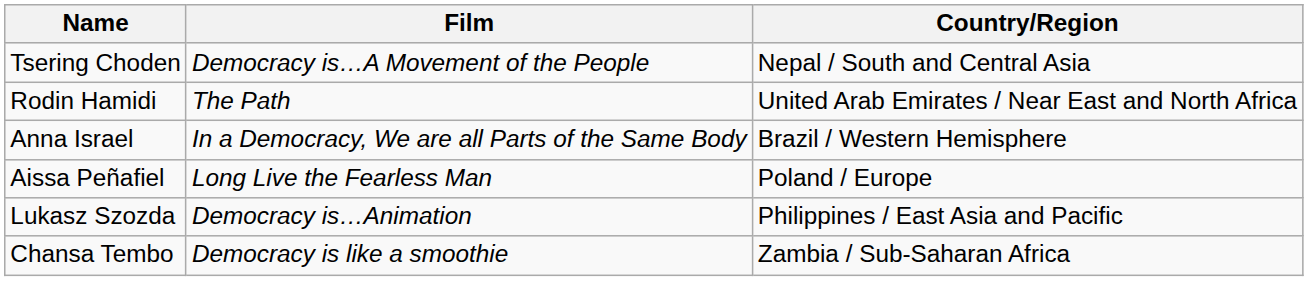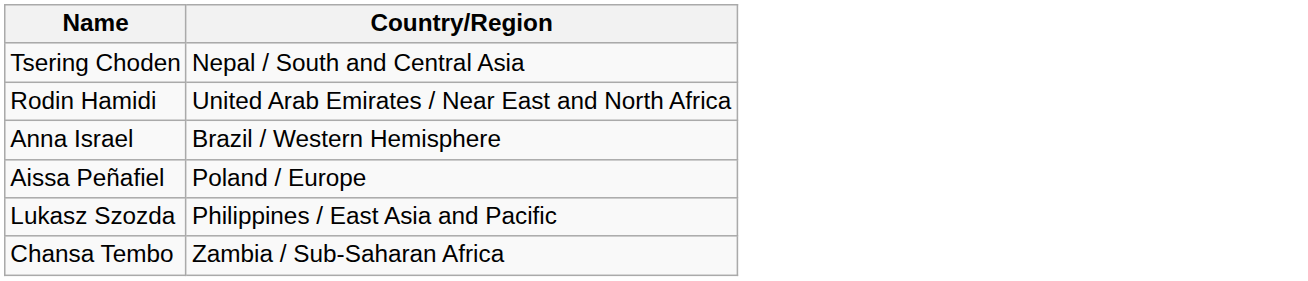- column: (469, 23)
